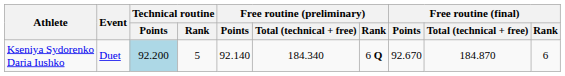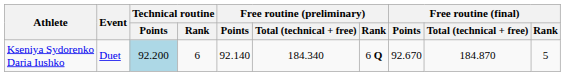(197, 56) 5 -> (197, 56) 6
(546, 56) 6 -> (546, 56) 5
